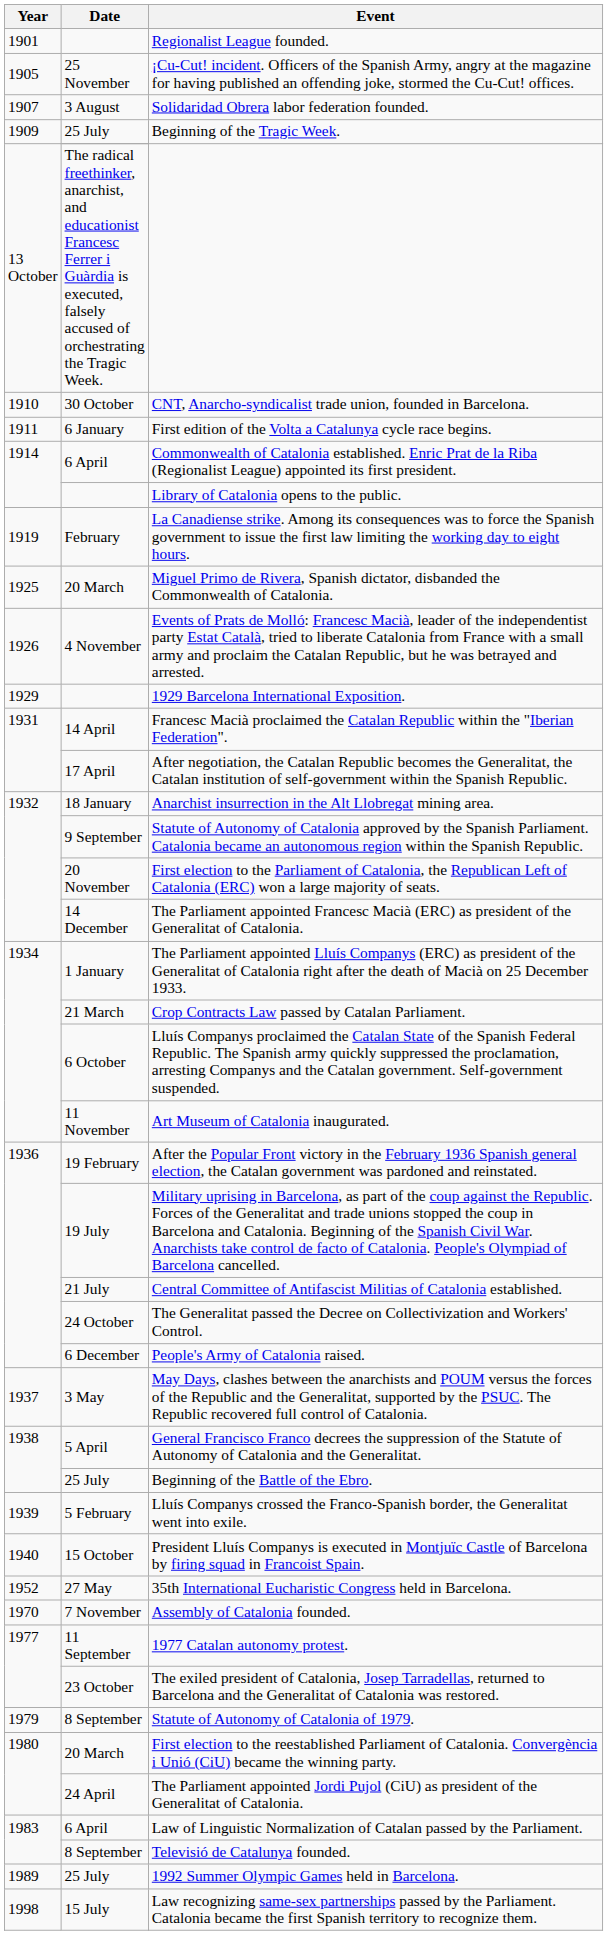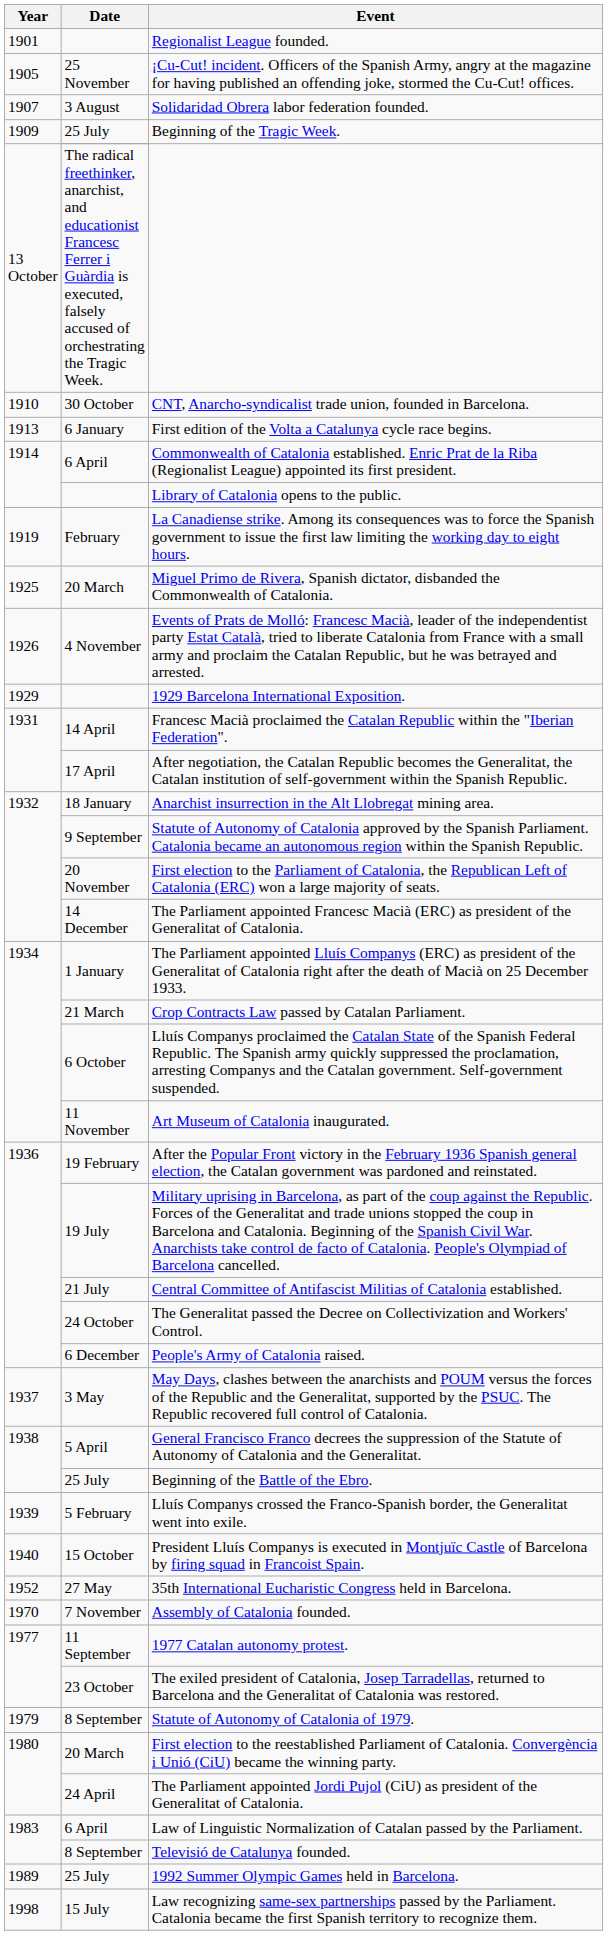(23, 429) 1911 -> (23, 429) 1913
